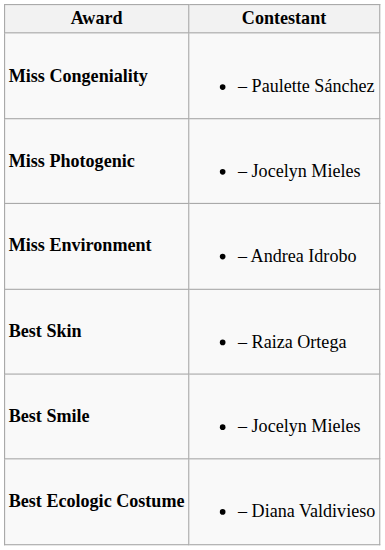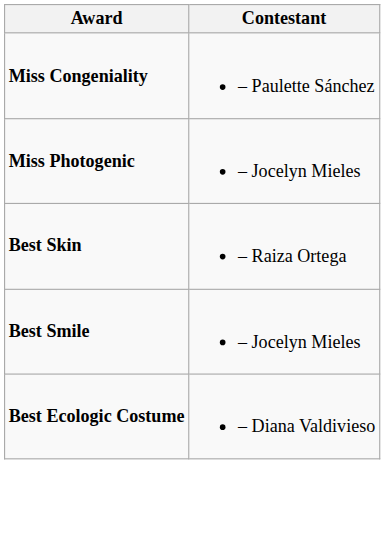- row: (80, 246)
